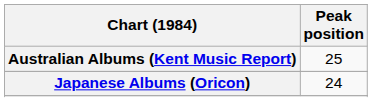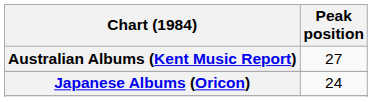(334, 58) 25 -> (334, 58) 27
